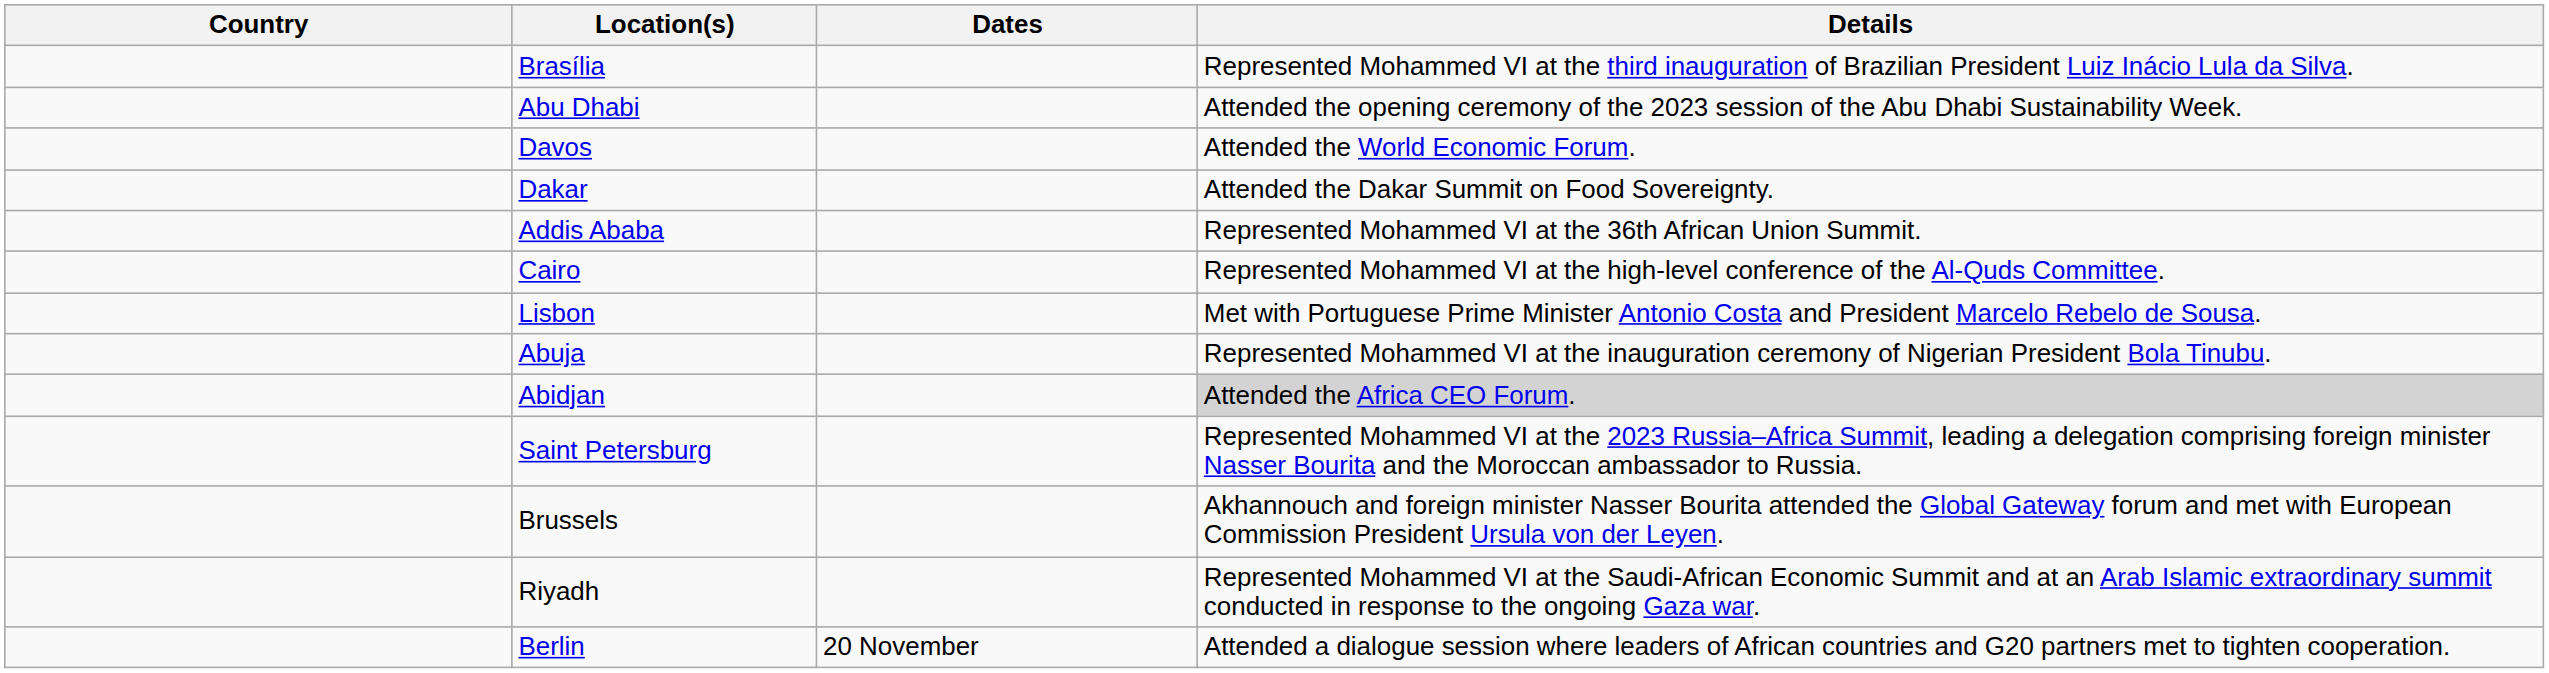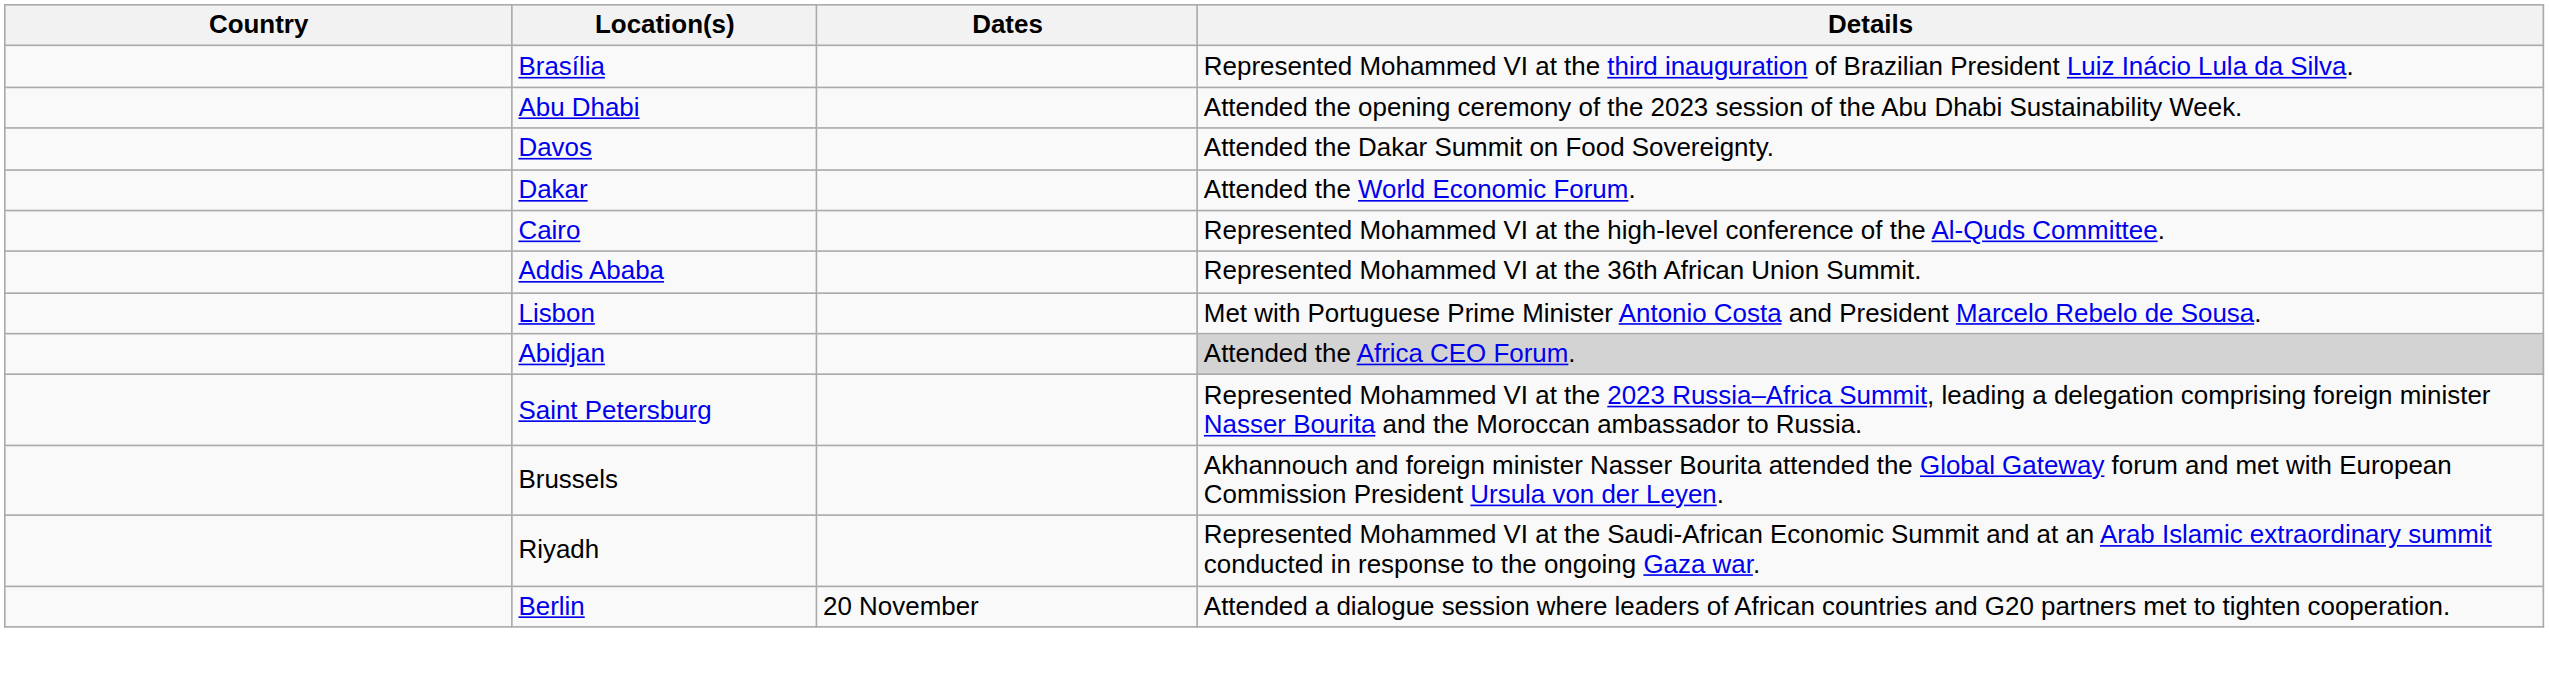(1420, 148) Attended the World Economic Forum. -> (1489, 148) Attended the Dakar Summit on Food Sovereignty.
(1489, 189) Attended the Dakar Summit on Food Sovereignty. -> (1420, 189) Attended the World Economic Forum.
rows swapped: (549, 271) <-> (591, 230)
- row: (552, 353)
